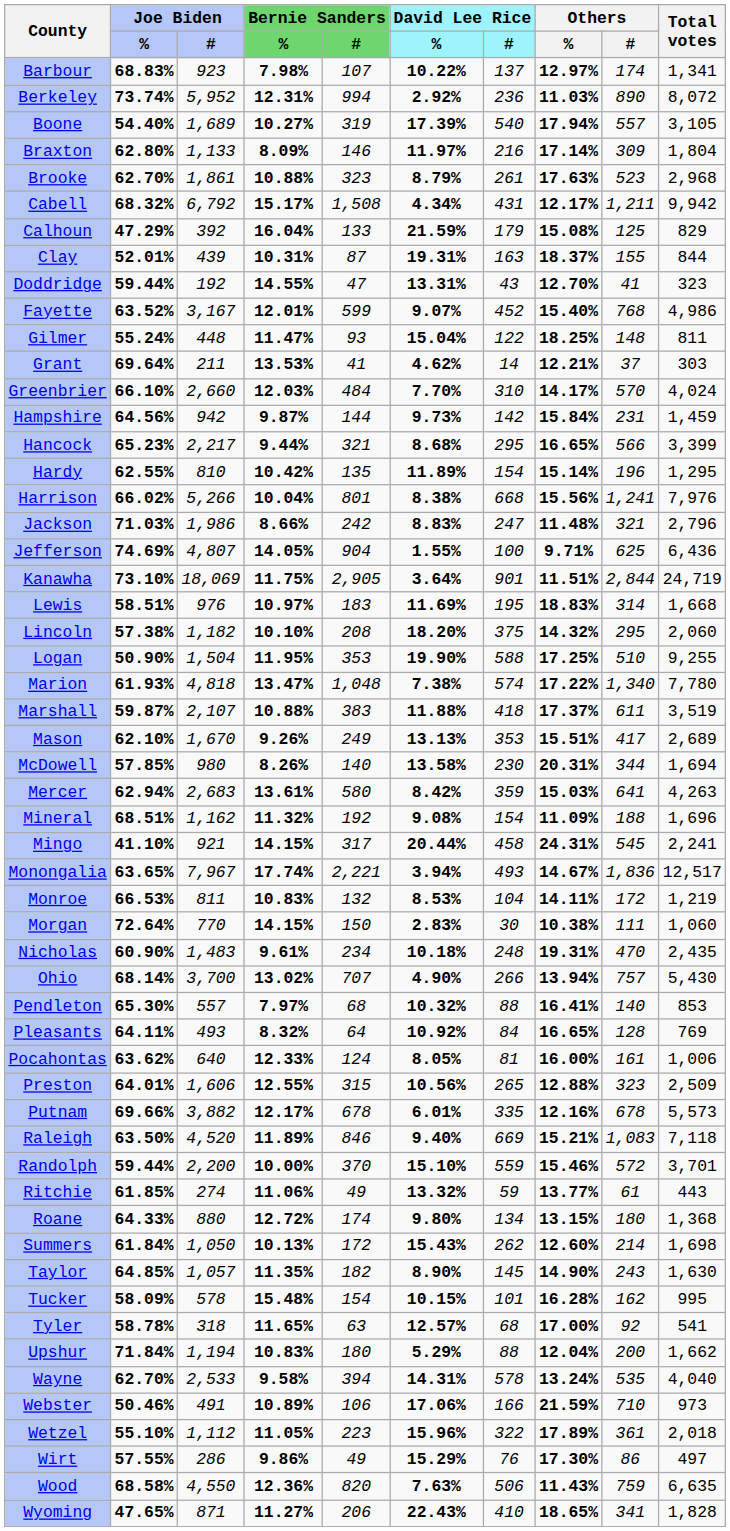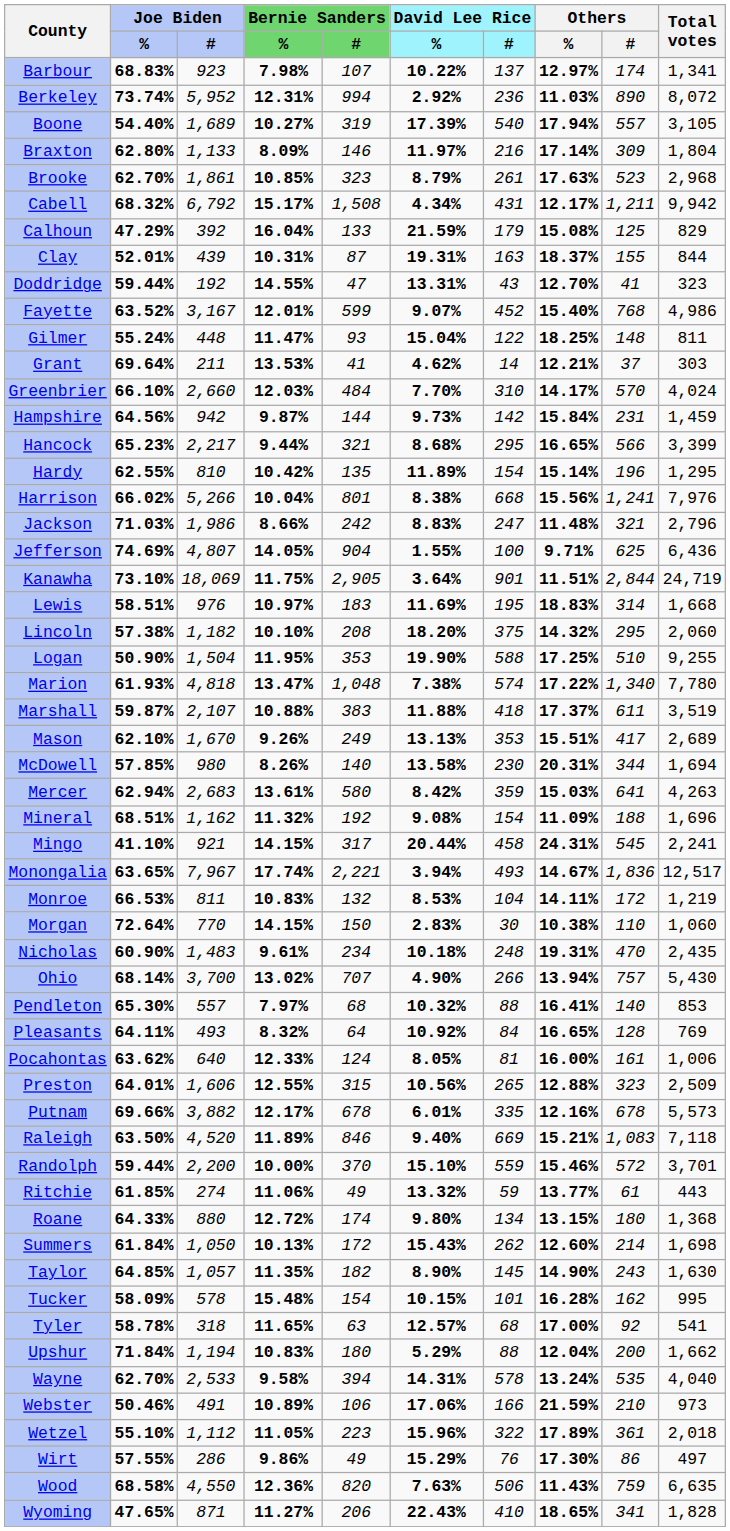(284, 178) 10.88% -> (284, 178) 10.85%
(630, 926) 111 -> (630, 926) 110
(630, 1406) 710 -> (630, 1406) 210
